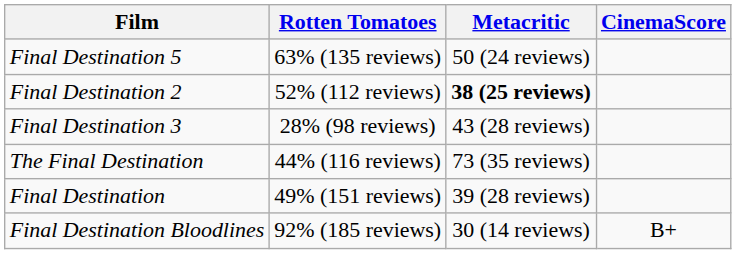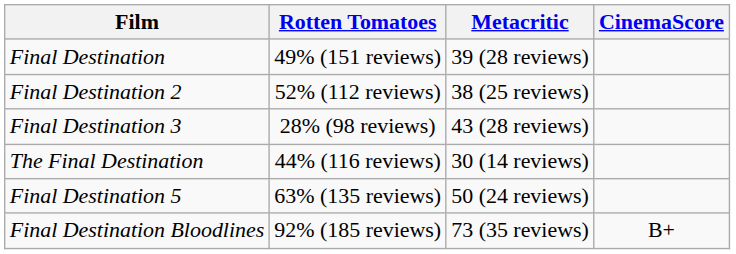rows swapped: (87, 195) <-> (96, 56)
(521, 91) bold -> (520, 91) normal
(521, 160) 73 (35 reviews) -> (520, 160) 30 (14 reviews)
(521, 230) 30 (14 reviews) -> (520, 230) 73 (35 reviews)
